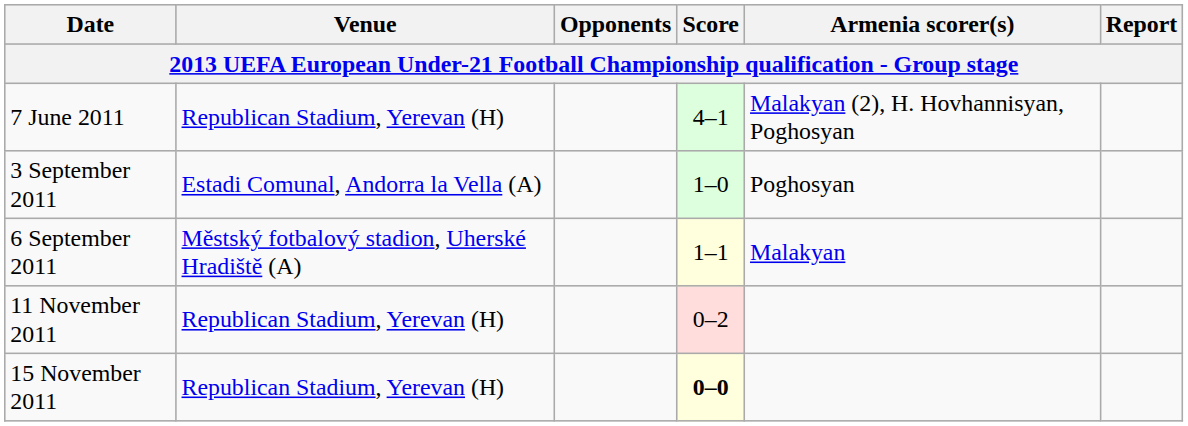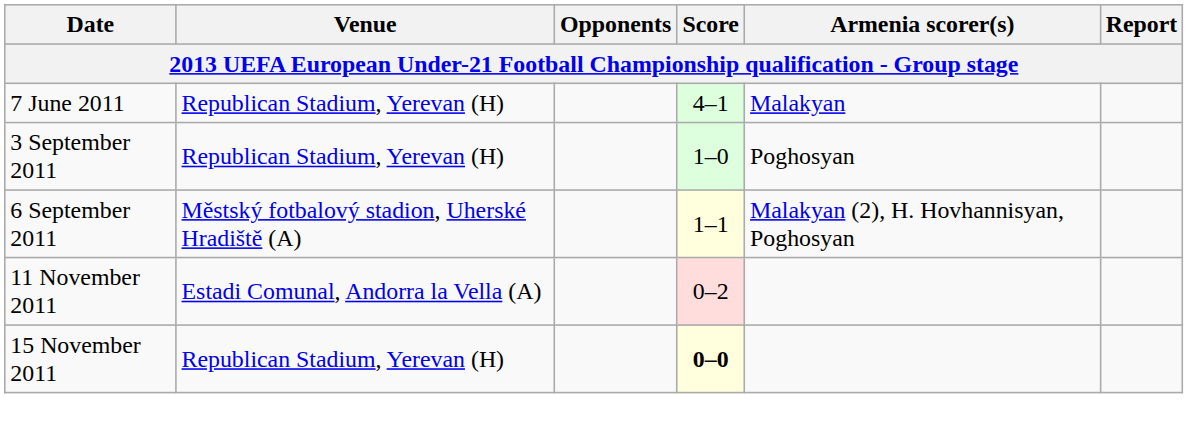(907, 117) Malakyan (2), H. Hovhannisyan, Poghosyan -> (798, 103) Malakyan
(361, 184) Estadi Comunal, Andorra la Vella (A) -> (343, 156) Republican Stadium, Yerevan (H)
(798, 252) Malakyan -> (907, 224) Malakyan (2), H. Hovhannisyan, Poghosyan
(343, 320) Republican Stadium, Yerevan (H) -> (361, 291) Estadi Comunal, Andorra la Vella (A)
